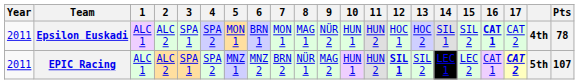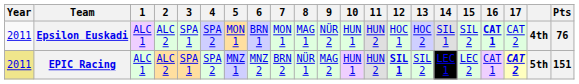(562, 36) 78 -> (562, 36) 76
(19, 65) no background -> (19, 65) khaki background
(562, 65) 107 -> (562, 65) 151
